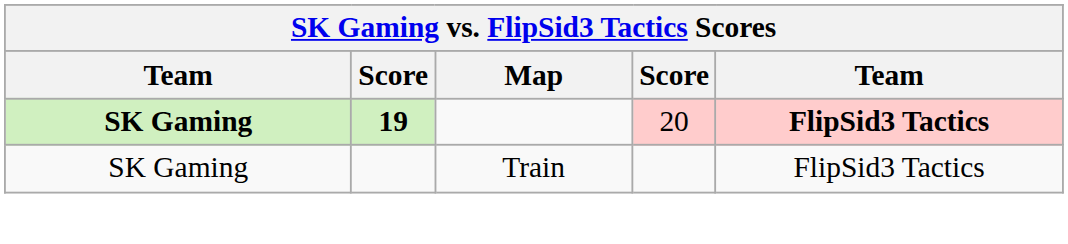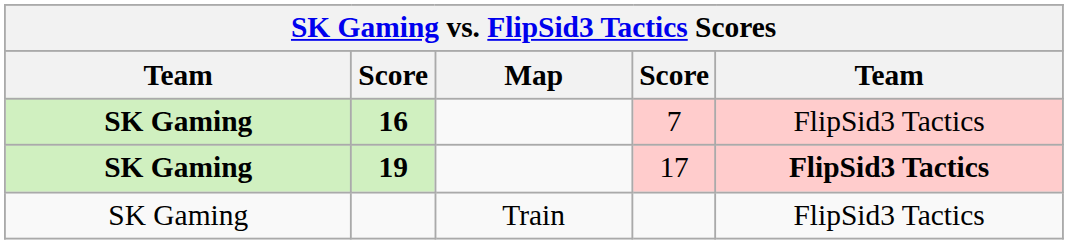+ row: (393, 121)
(674, 121) 20 -> (674, 167) 17
